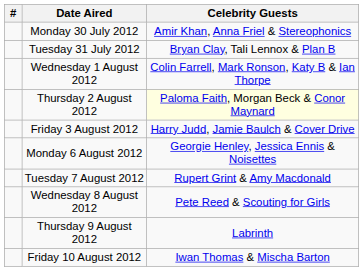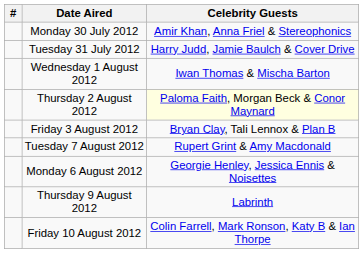(253, 49) Bryan Clay, Tali Lennox & Plan B -> (253, 49) Harry Judd, Jamie Baulch & Cover Drive
(253, 73) Colin Farrell, Mark Ronson, Katy B & Ian Thorpe -> (253, 73) Iwan Thomas & Mischa Barton
(253, 129) Harry Judd, Jamie Baulch & Cover Drive -> (253, 129) Bryan Clay, Tali Lennox & Plan B
rows swapped: (84, 153) <-> (84, 177)
- row: (84, 202)
(253, 257) Iwan Thomas & Mischa Barton -> (253, 233) Colin Farrell, Mark Ronson, Katy B & Ian Thorpe
